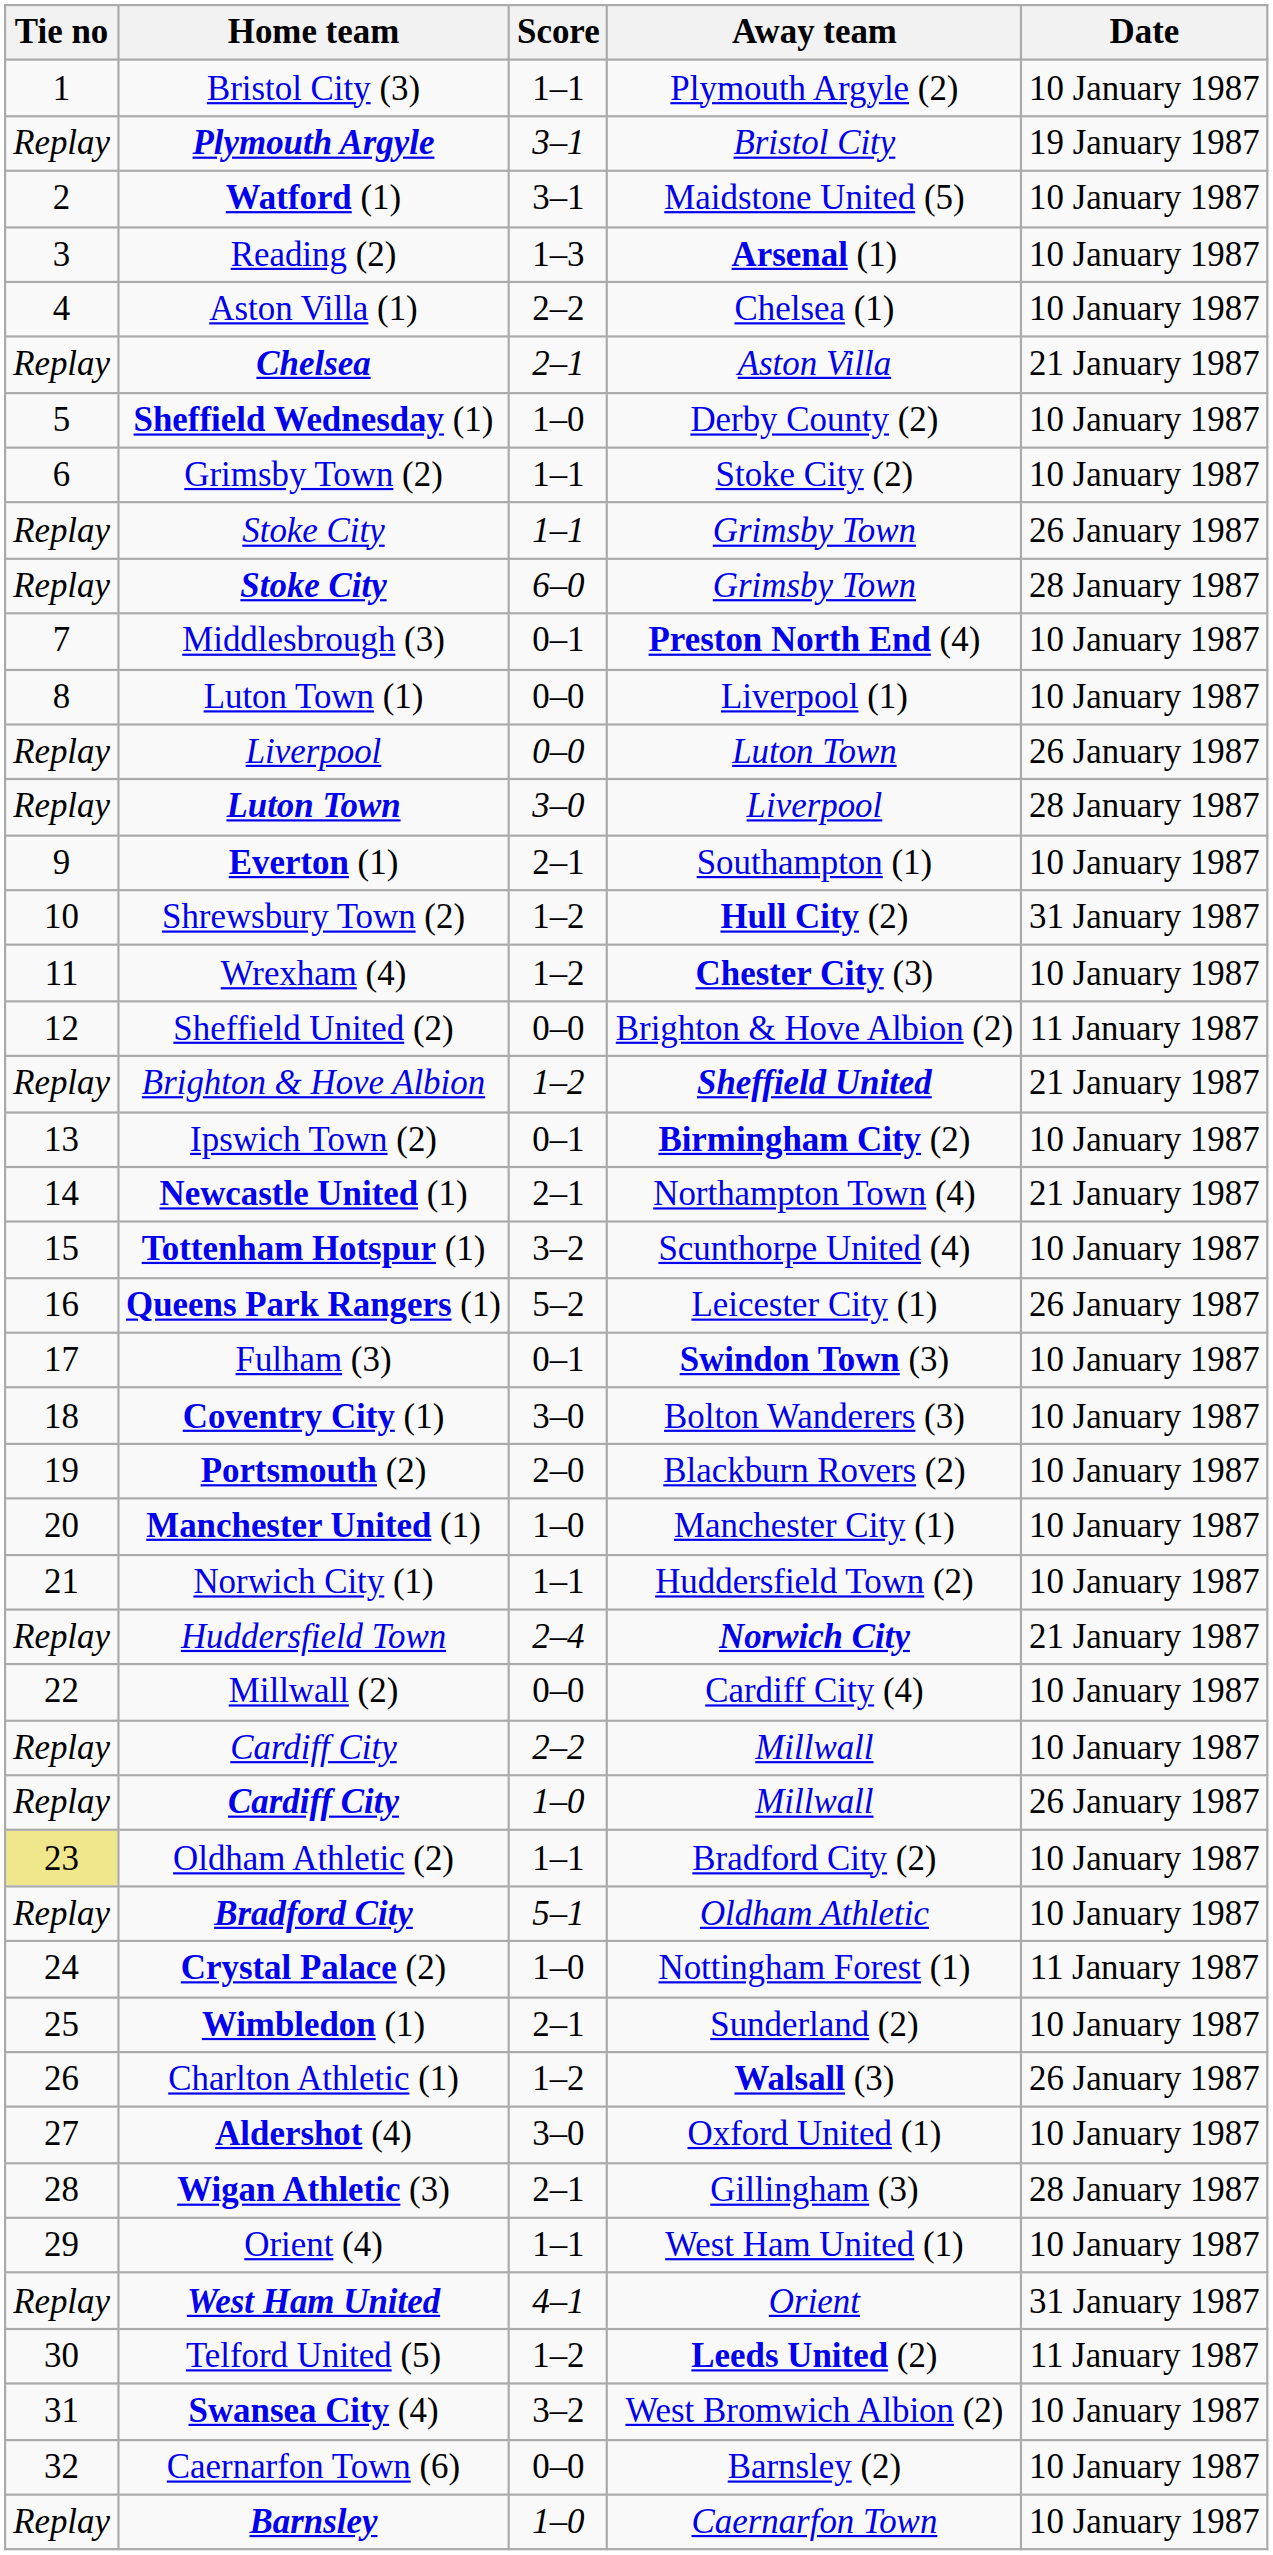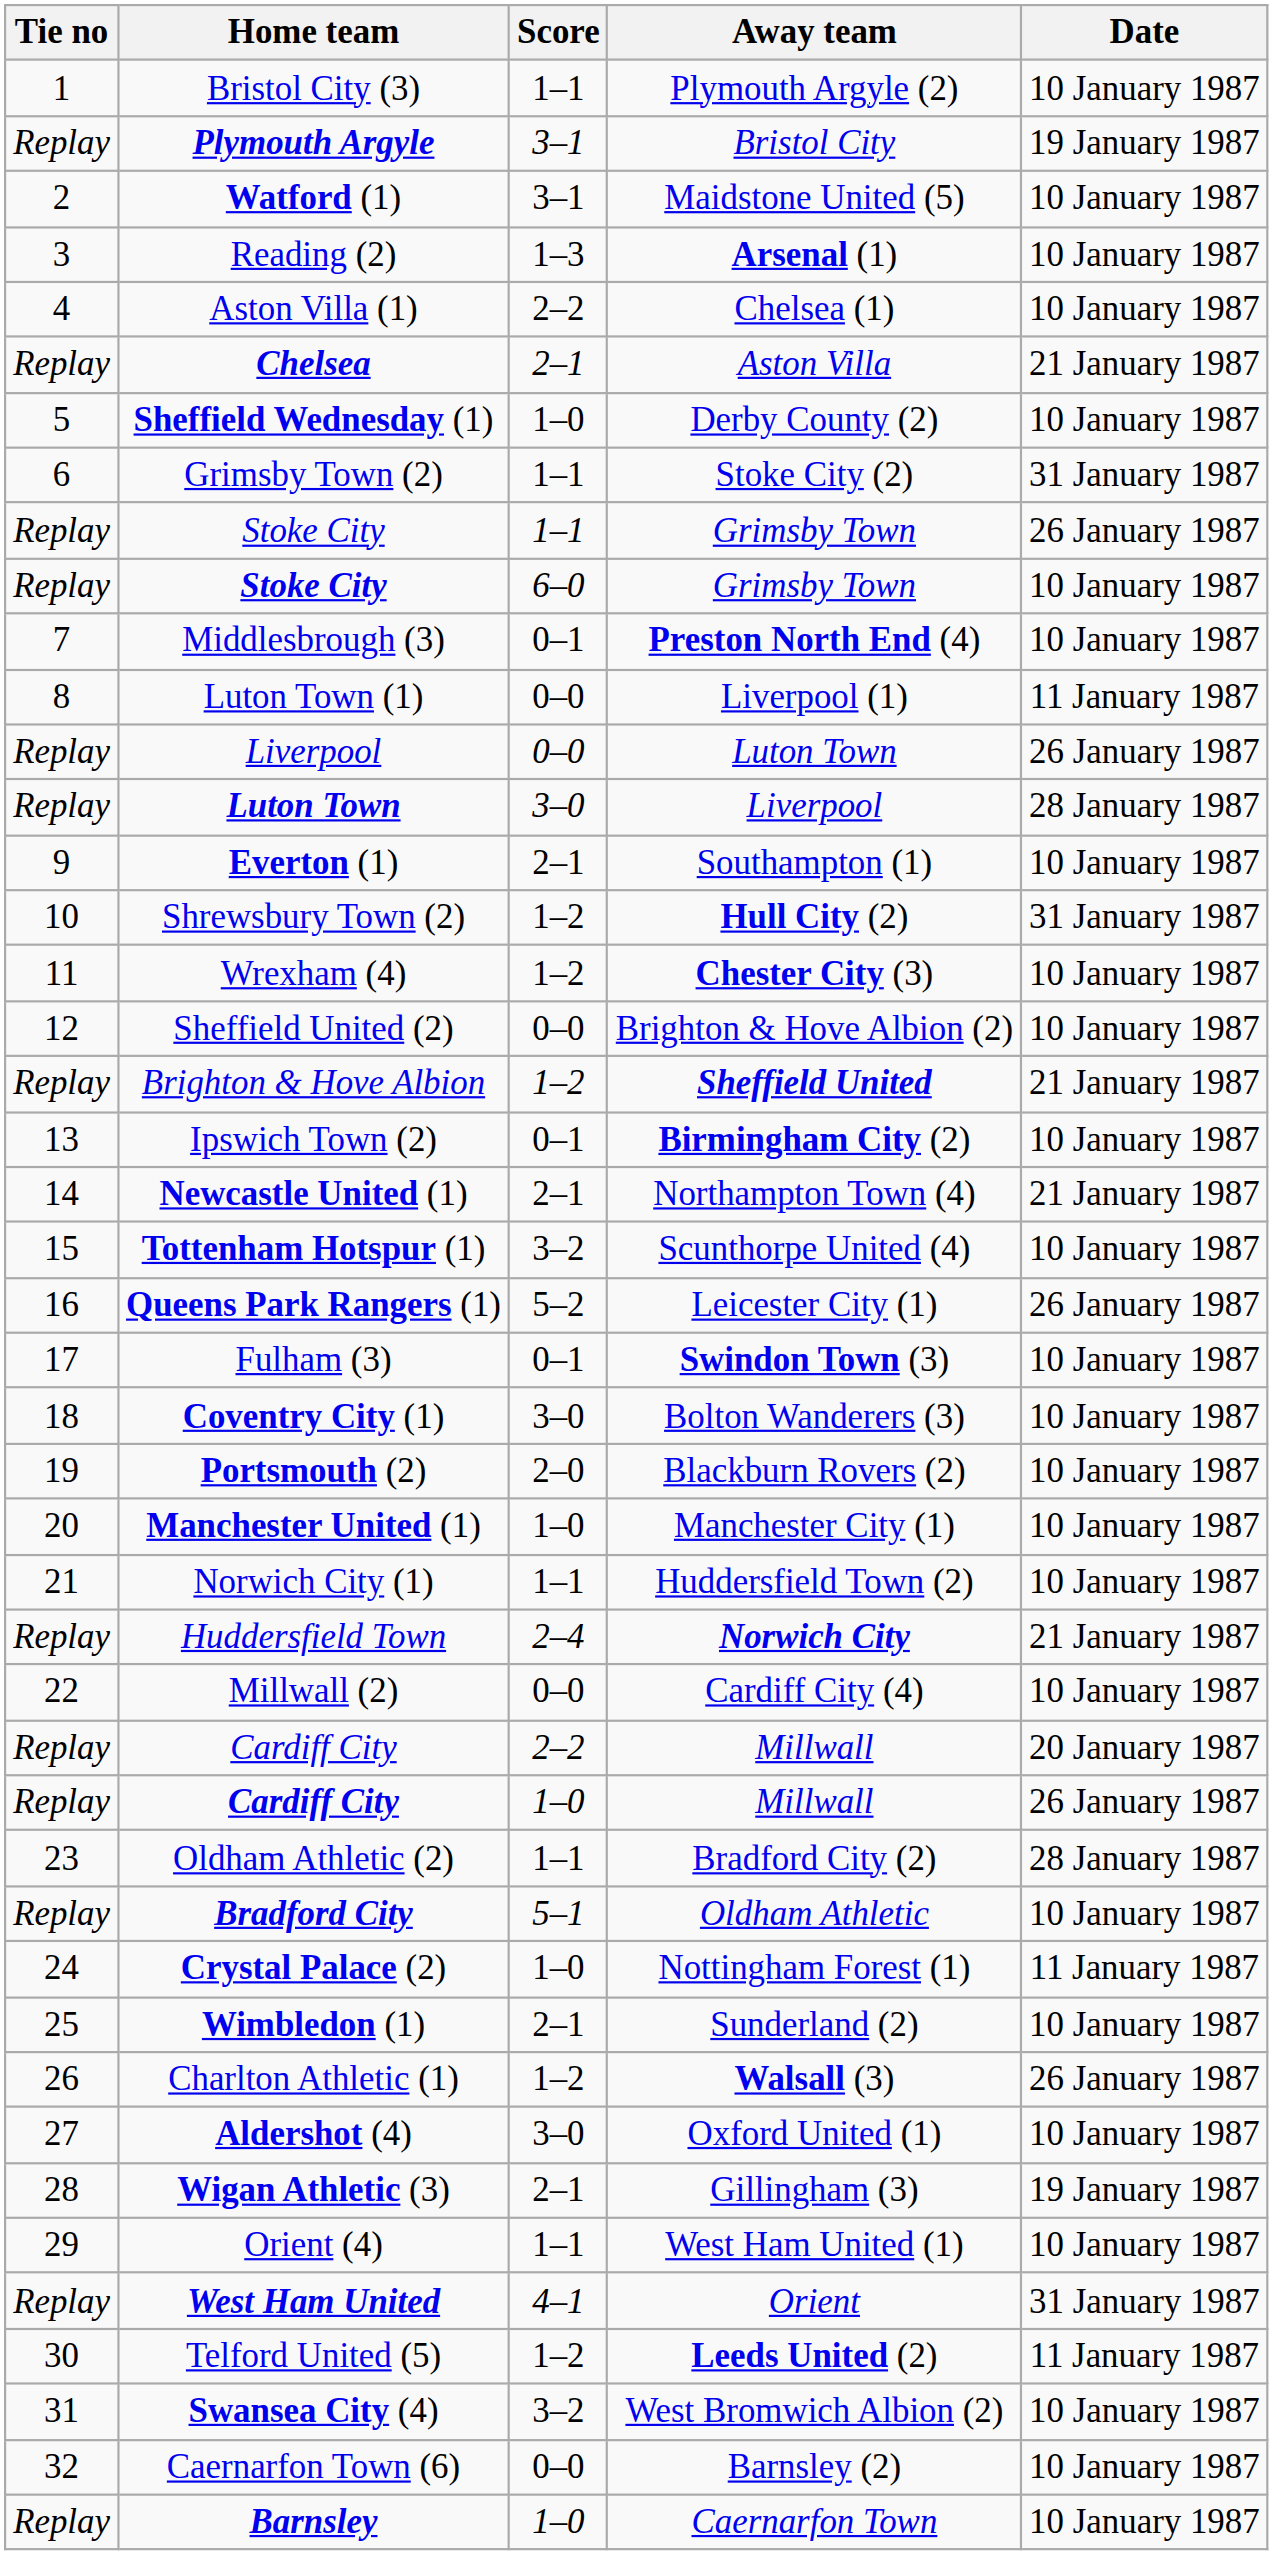(1144, 474) 10 January 1987 -> (1144, 474) 31 January 1987
(1144, 585) 28 January 1987 -> (1144, 585) 10 January 1987
(1144, 695) 10 January 1987 -> (1144, 695) 11 January 1987
(1144, 1027) 11 January 1987 -> (1144, 1027) 10 January 1987
(1144, 1747) 10 January 1987 -> (1144, 1747) 20 January 1987
(62, 1857) khaki background -> (62, 1857) no background
(1144, 1857) 10 January 1987 -> (1144, 1857) 28 January 1987
(1144, 2189) 28 January 1987 -> (1144, 2189) 19 January 1987
